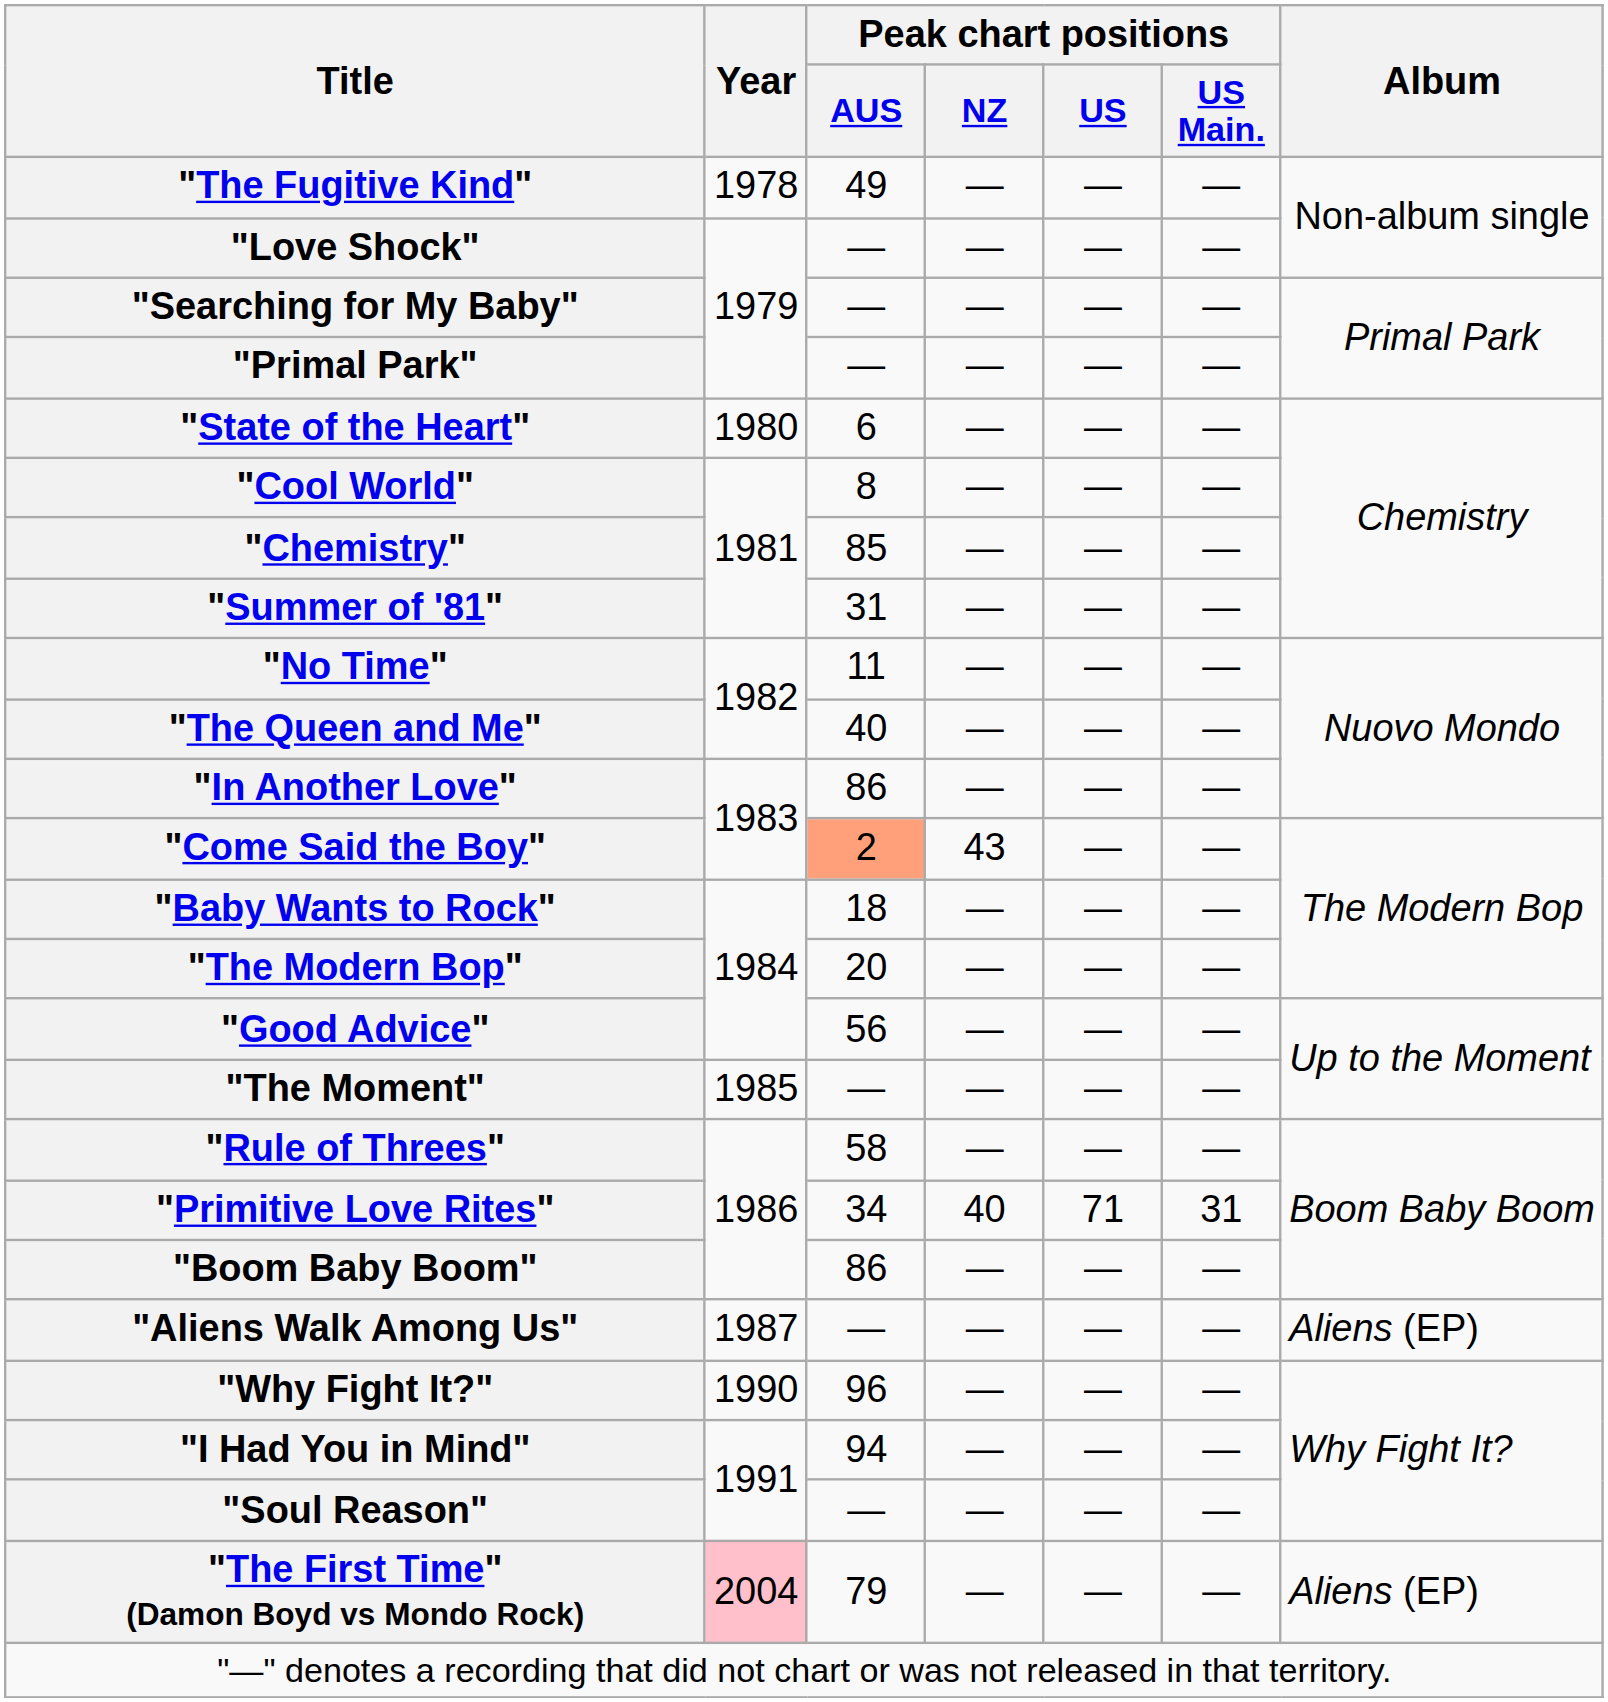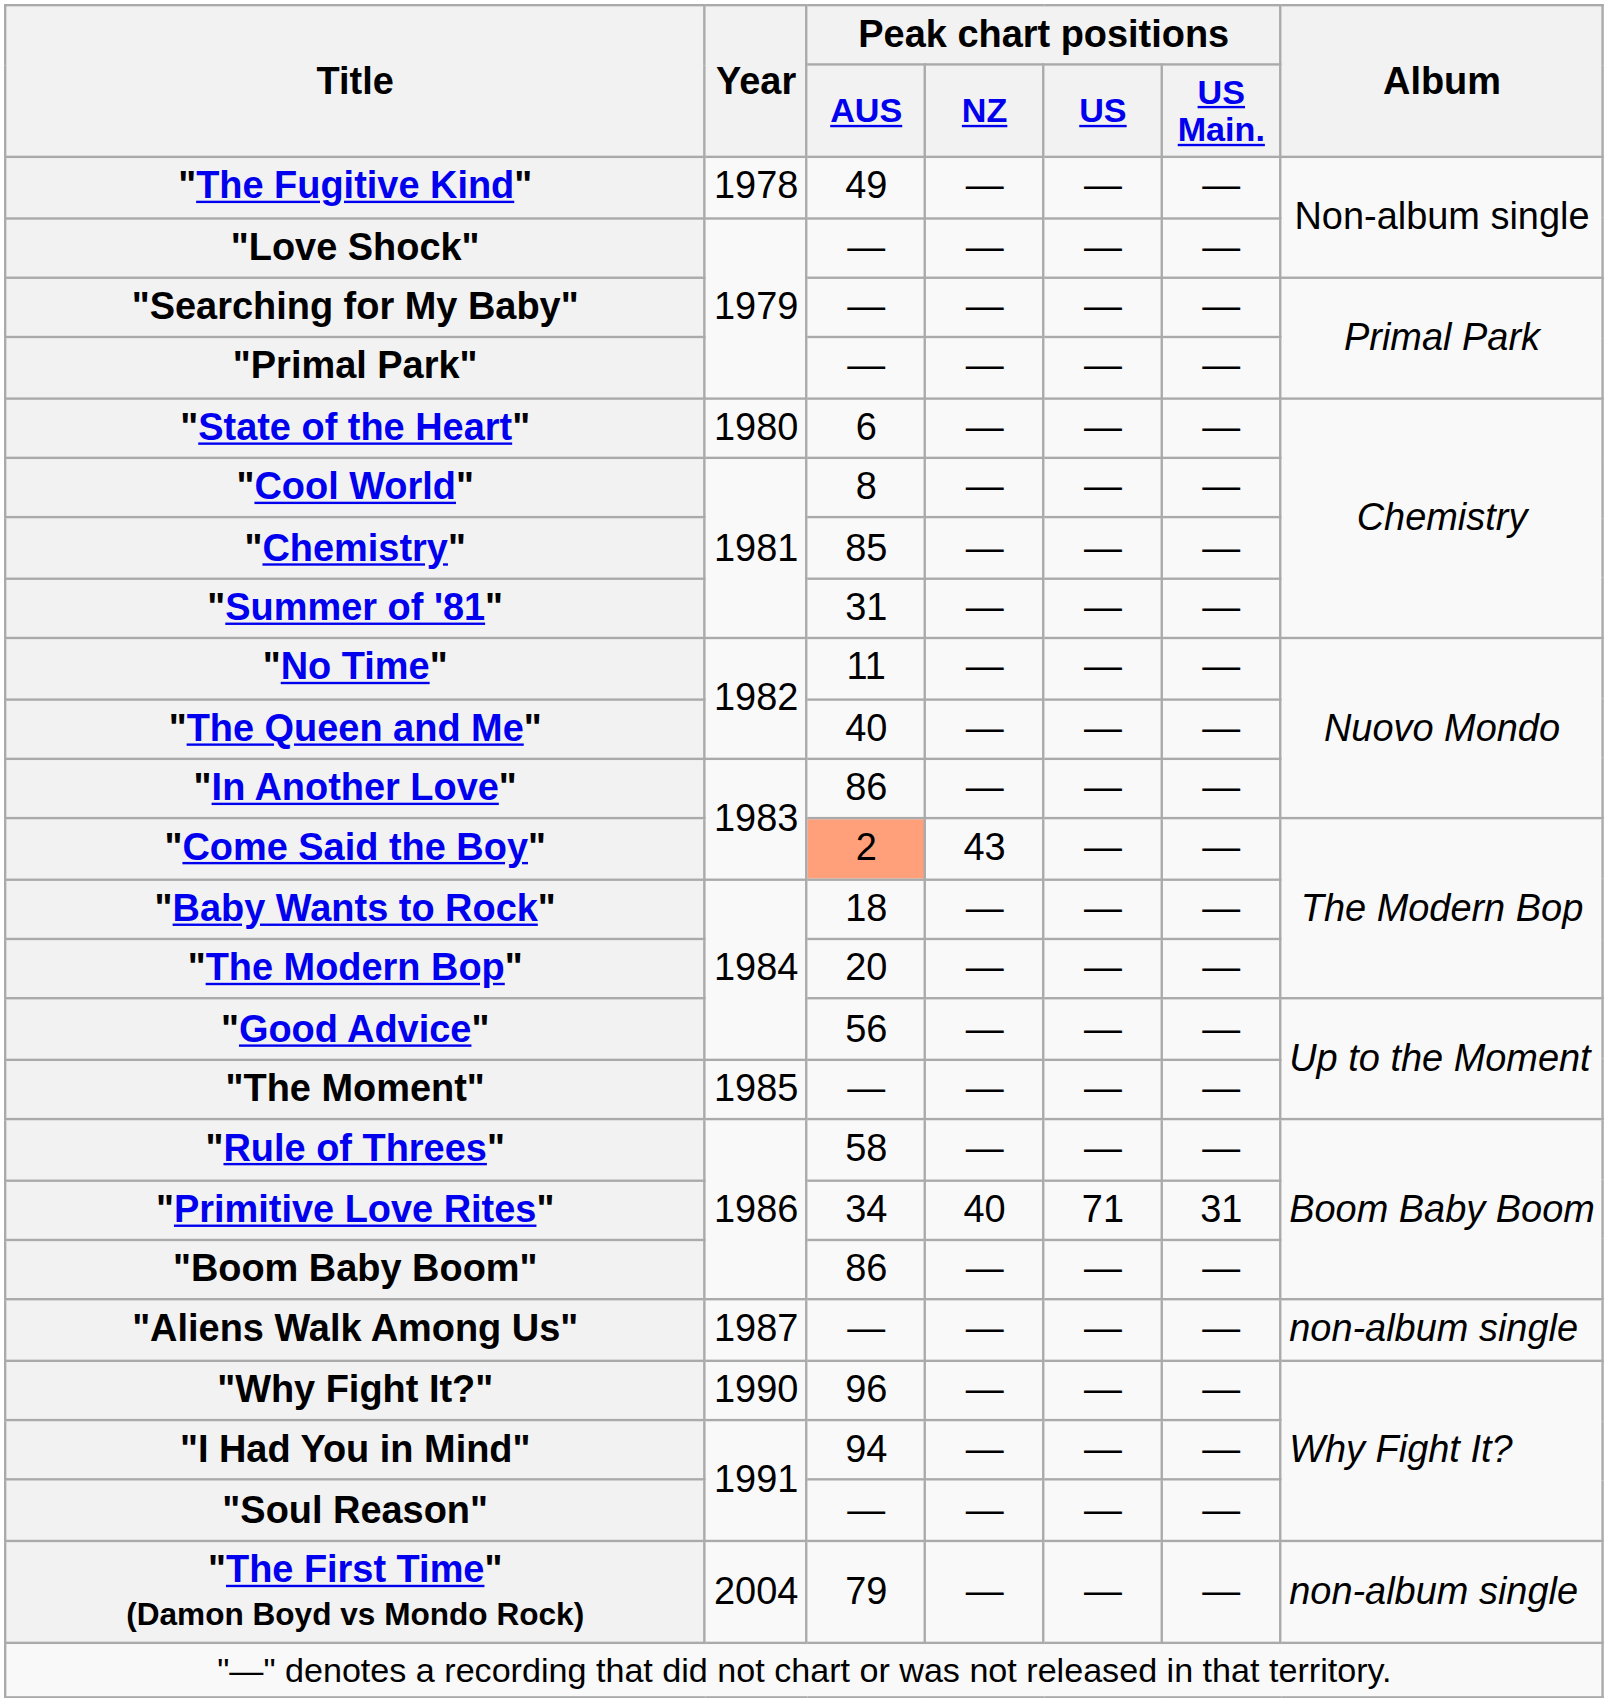(1384, 1329) Aliens (EP) -> (1434, 1329) non-album single
(756, 1591) pink background -> (756, 1591) no background
(1384, 1591) Aliens (EP) -> (1434, 1591) non-album single
